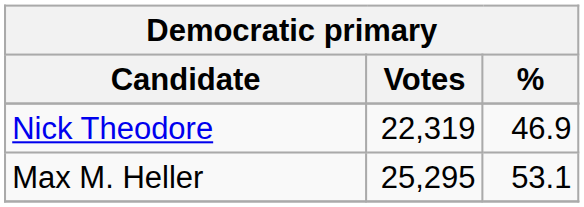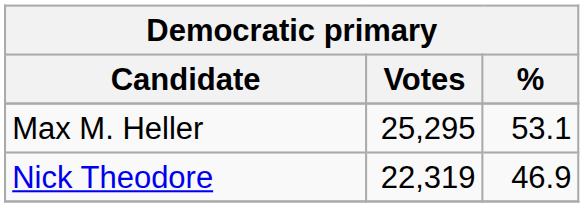rows swapped: (108, 178) <-> (113, 129)
